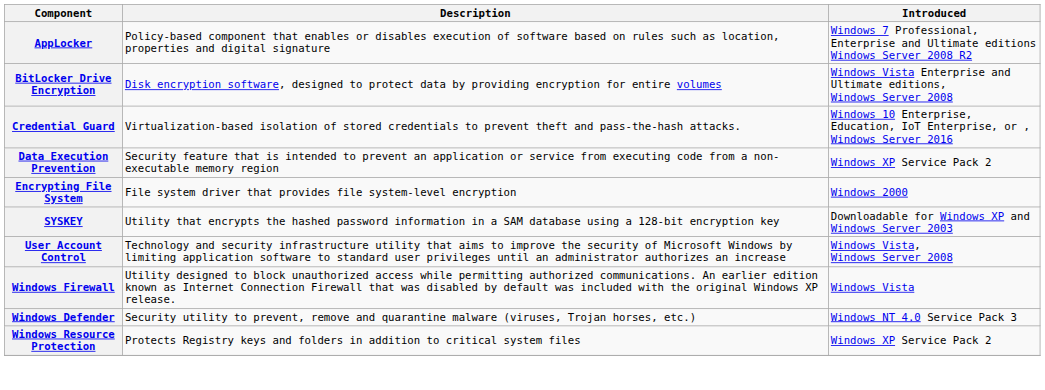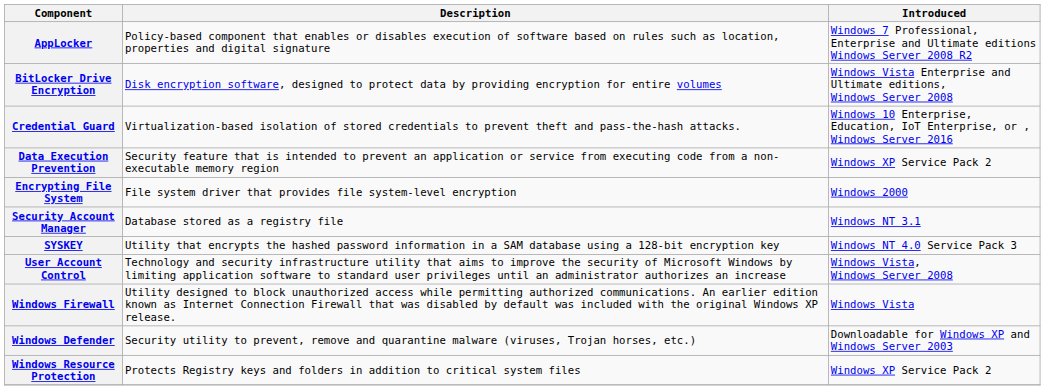+ row: (63, 222)
(930, 222) Downloadable for Windows XP and Windows Server 2003 -> (924, 245) Windows NT 4.0 Service Pack 3
(924, 317) Windows NT 4.0 Service Pack 3 -> (930, 341) Downloadable for Windows XP and Windows Server 2003
